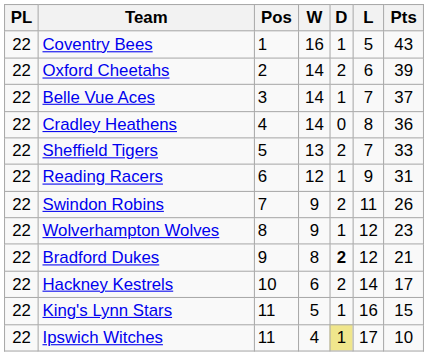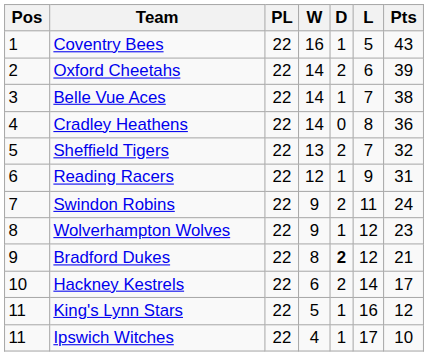columns swapped: (276, 17) <-> (22, 17)
(404, 97) 37 -> (404, 97) 38
(404, 151) 33 -> (404, 151) 32
(404, 204) 26 -> (404, 204) 24
(404, 310) 15 -> (404, 310) 12
(341, 337) khaki background -> (341, 337) no background
